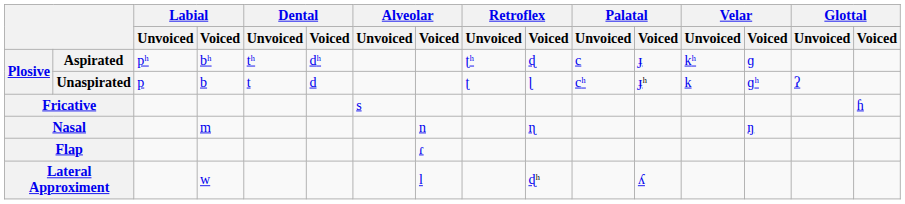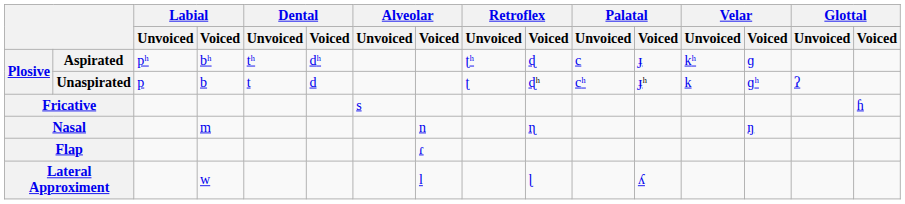(530, 82) ɭ -> (534, 82) ɖʰ
(534, 179) ɖʰ -> (530, 179) ɭ
